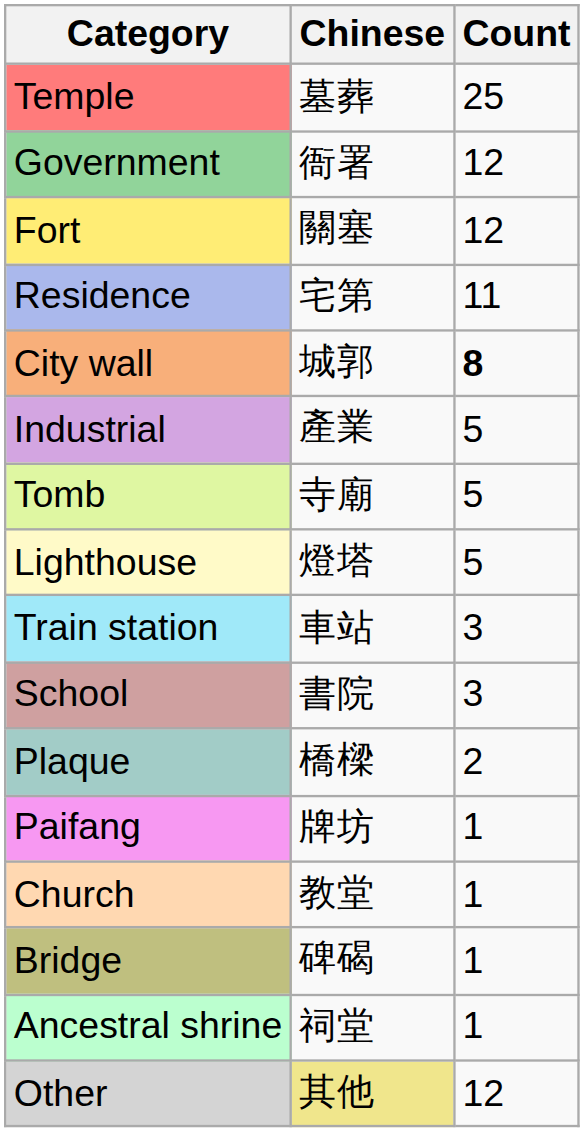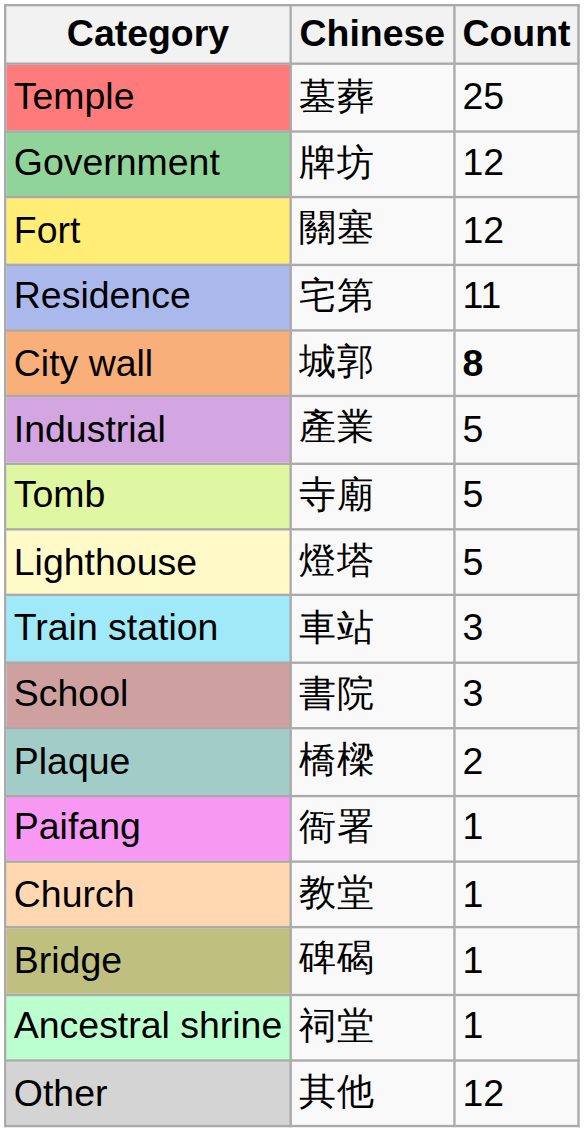(337, 162) 衙署 -> (337, 162) 牌坊
(337, 826) 牌坊 -> (337, 826) 衙署
(337, 1091) khaki background -> (337, 1091) no background
